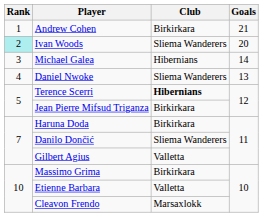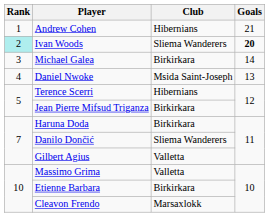(174, 28) Birkirkara -> (176, 28) Hibernians
(244, 44) normal -> (250, 44) bold
(176, 60) Hibernians -> (174, 60) Birkirkara
(190, 76) Sliema Wanderers -> (193, 76) Msida Saint-Joseph
(177, 92) bold -> (176, 92) normal
(174, 172) Birkirkara -> (169, 172) Valletta
(169, 188) Valletta -> (174, 188) Birkirkara
